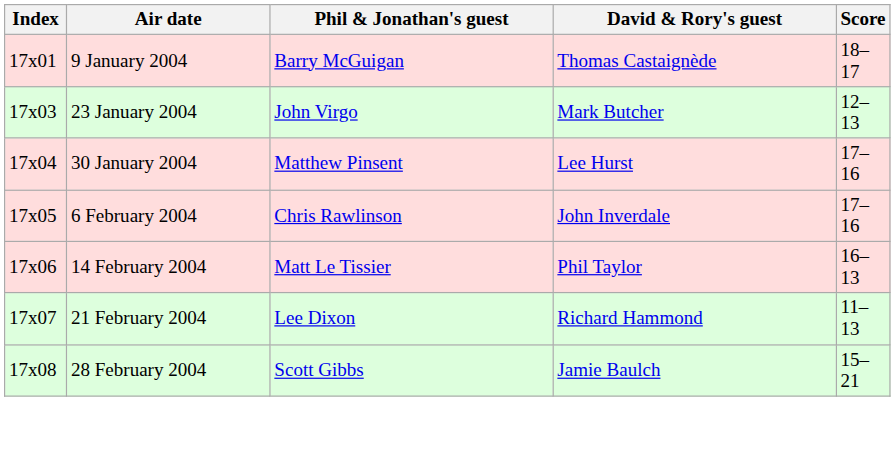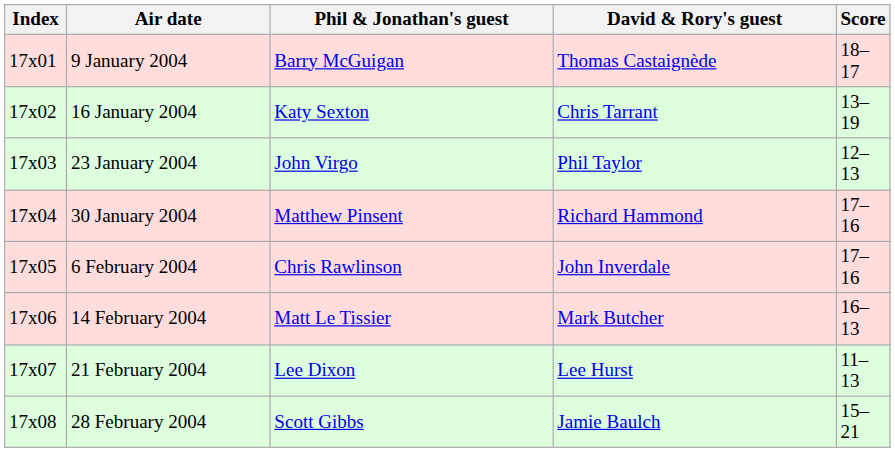+ row: (134, 112)
(611, 112) Mark Butcher -> (600, 163) Phil Taylor
(595, 163) Lee Hurst -> (630, 215) Richard Hammond
(600, 266) Phil Taylor -> (611, 318) Mark Butcher
(630, 318) Richard Hammond -> (595, 370) Lee Hurst
